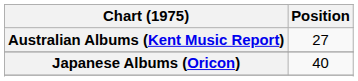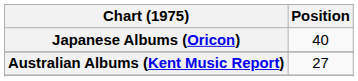rows swapped: (146, 39) <-> (146, 63)
